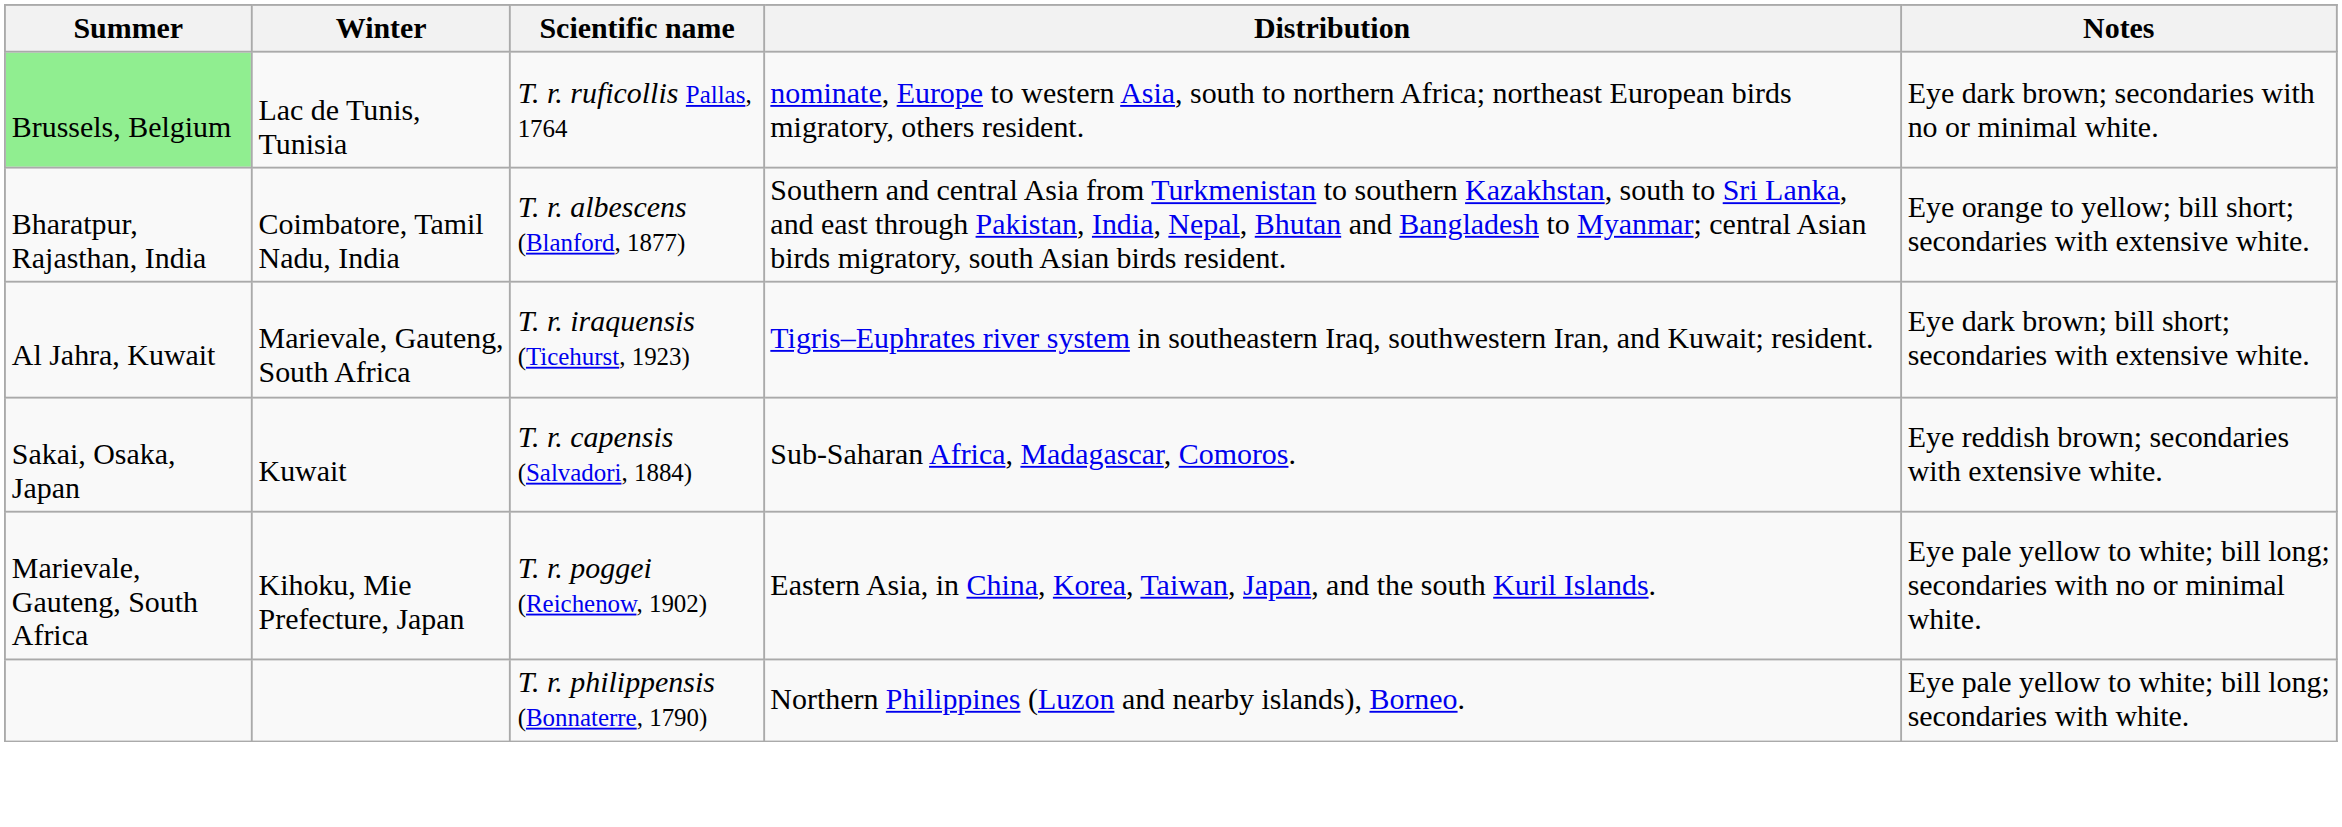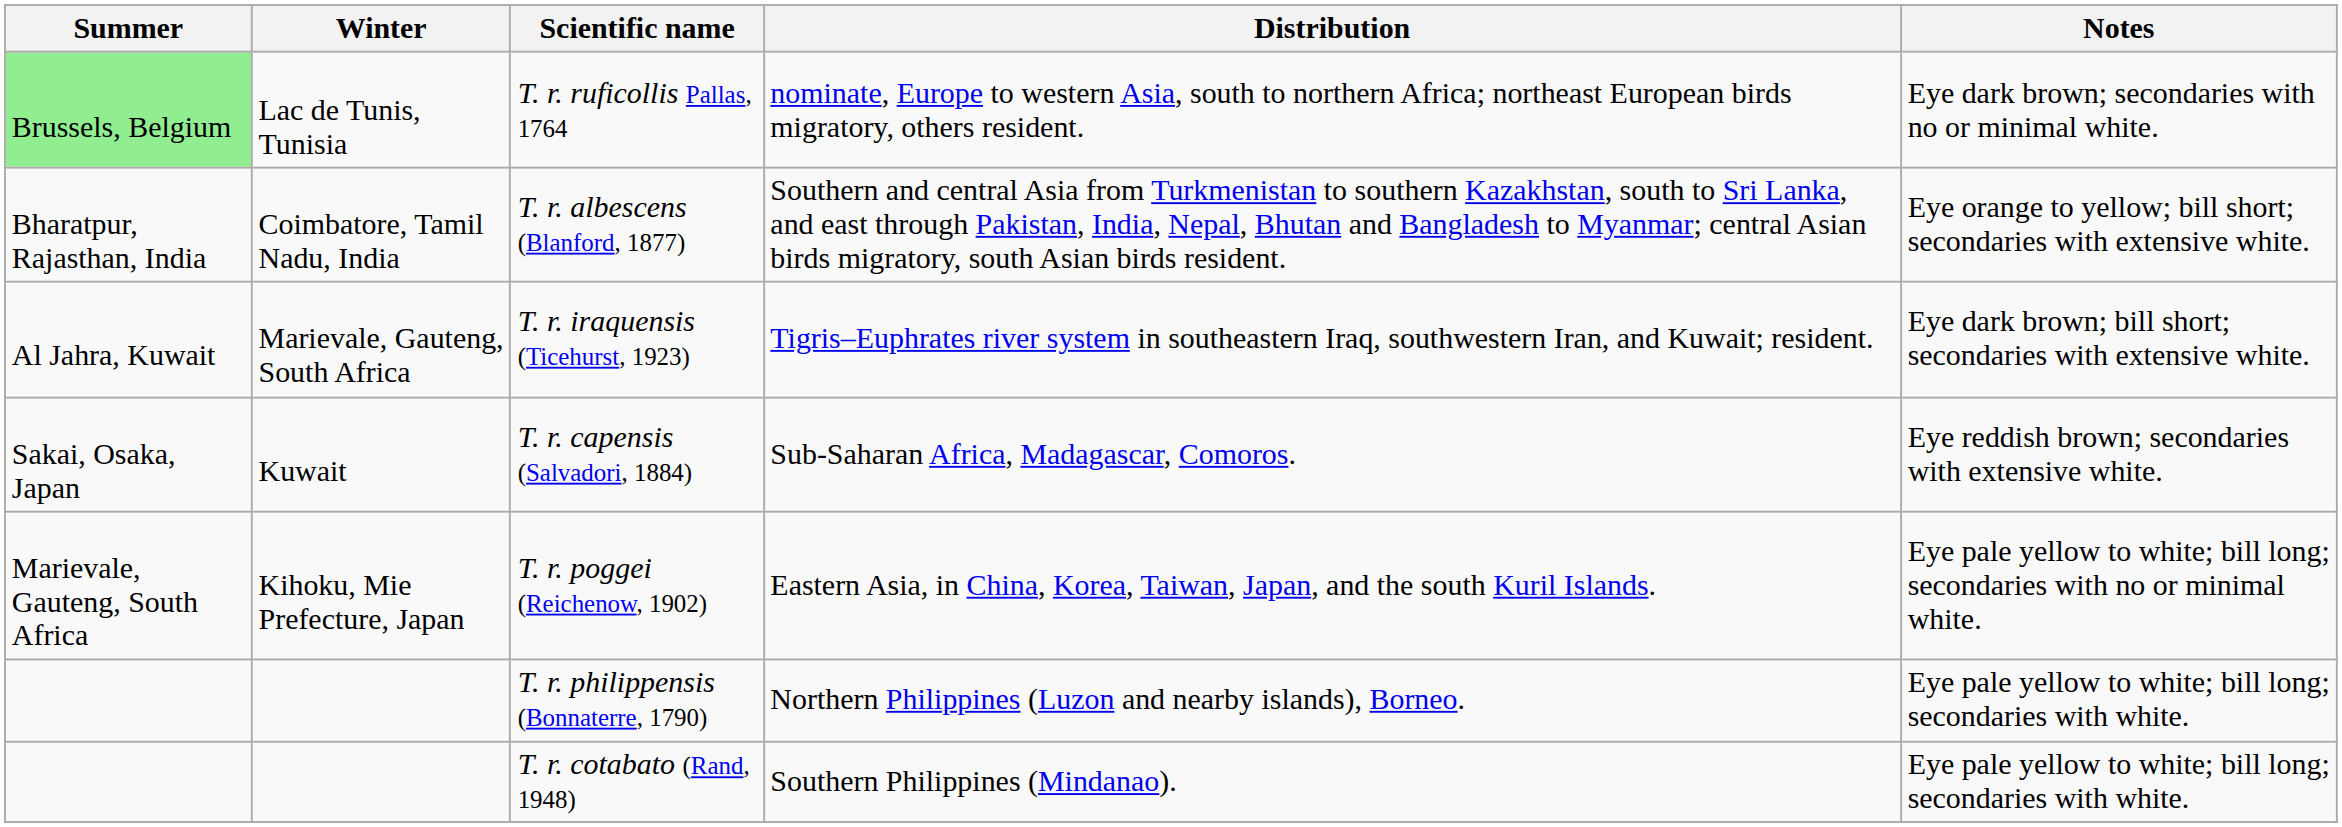+ row: (634, 781)
